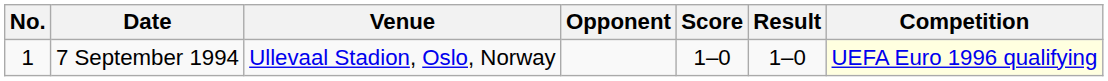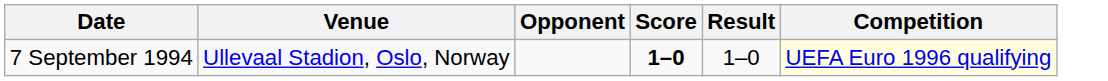- column: (28, 22)
(712, 57) normal -> (666, 57) bold
